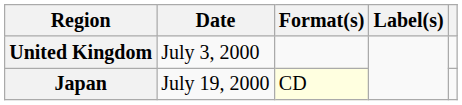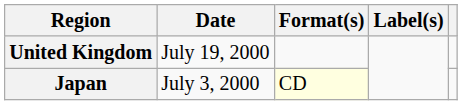(210, 52) July 3, 2000 -> (215, 52) July 19, 2000
(215, 83) July 19, 2000 -> (210, 83) July 3, 2000
